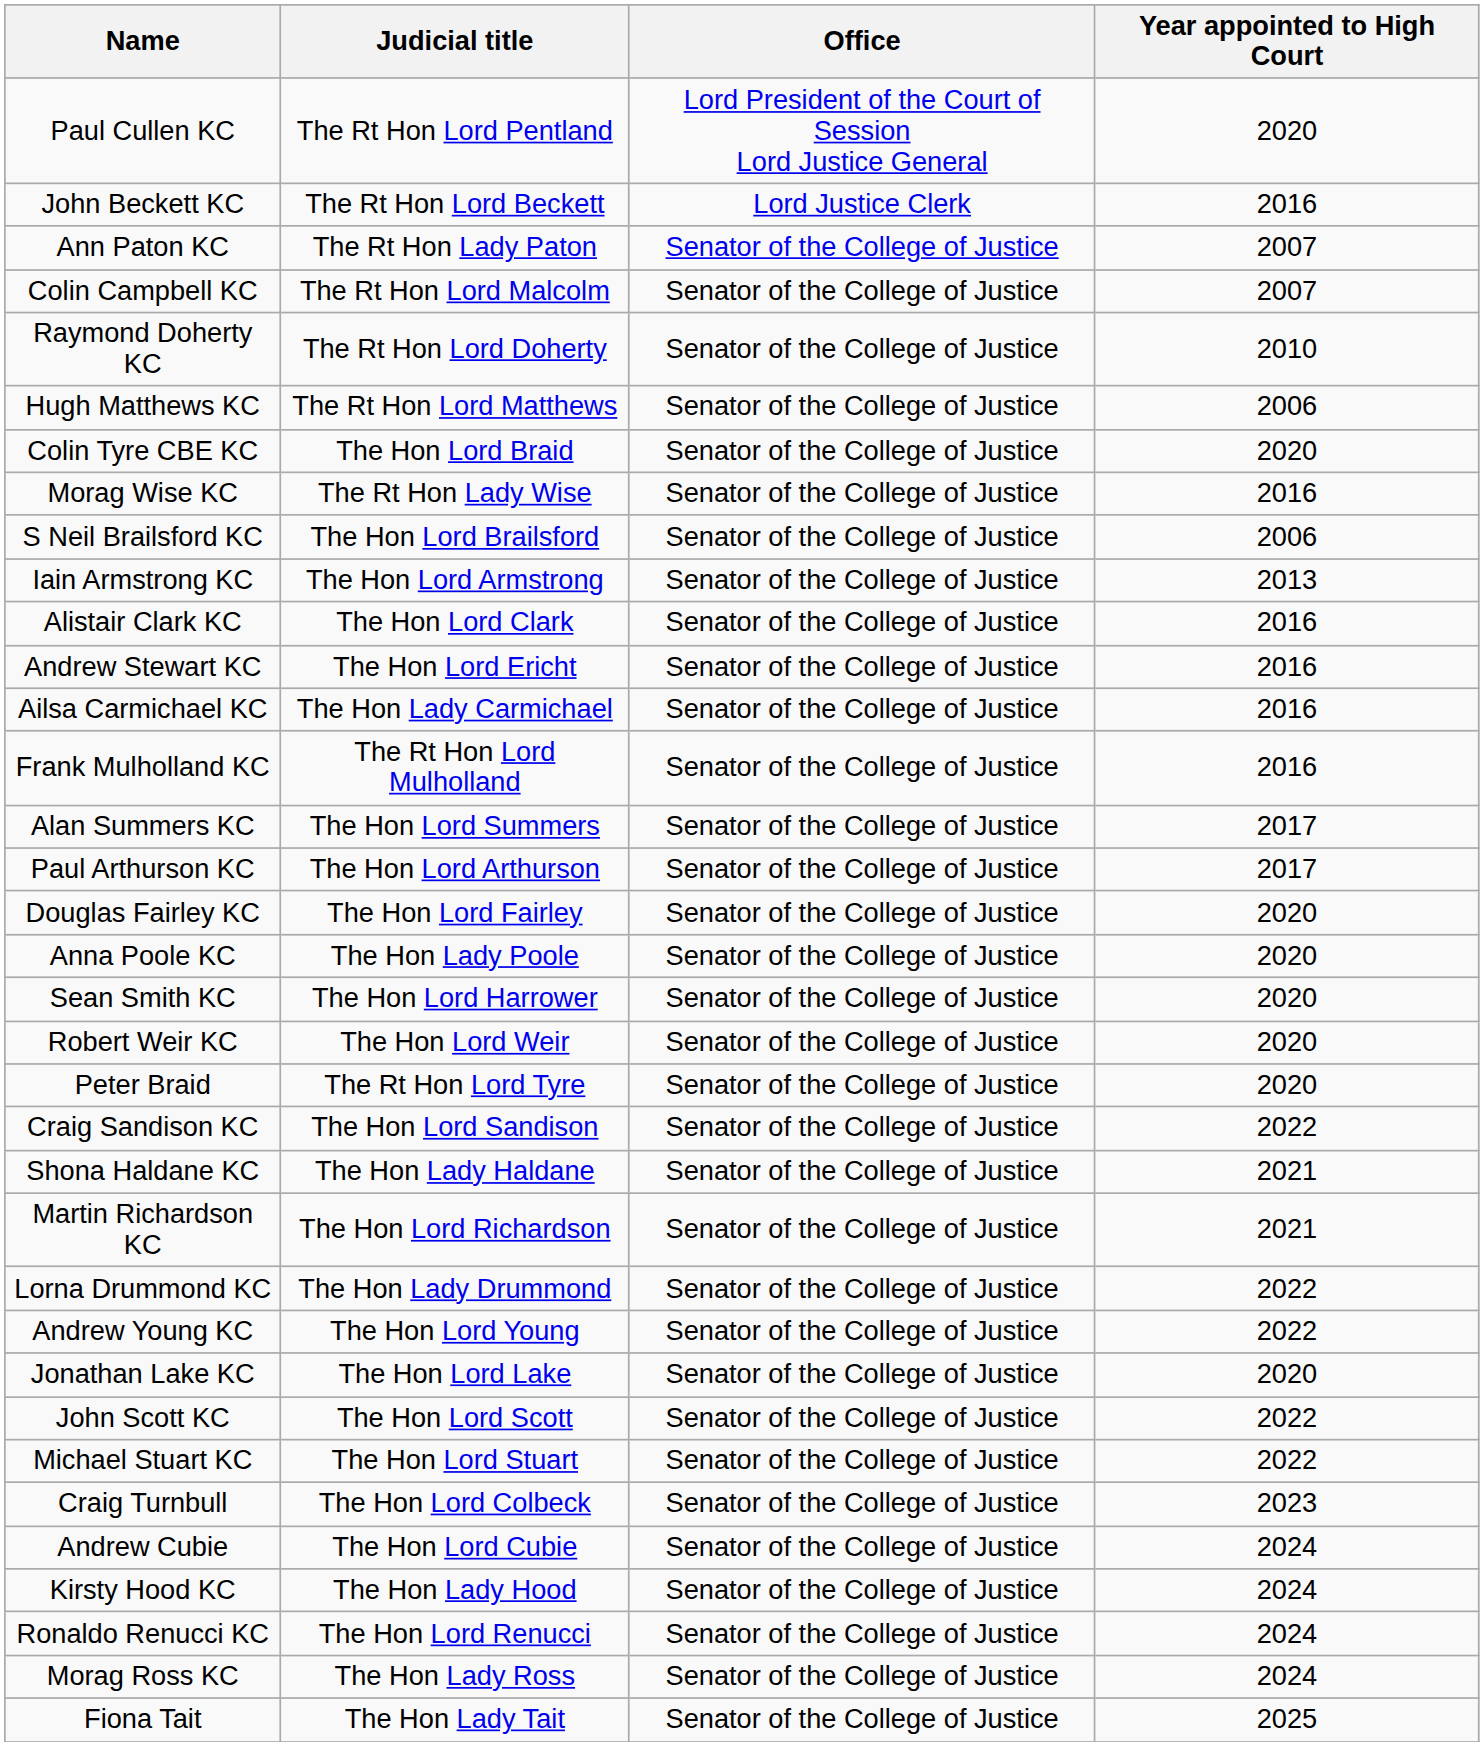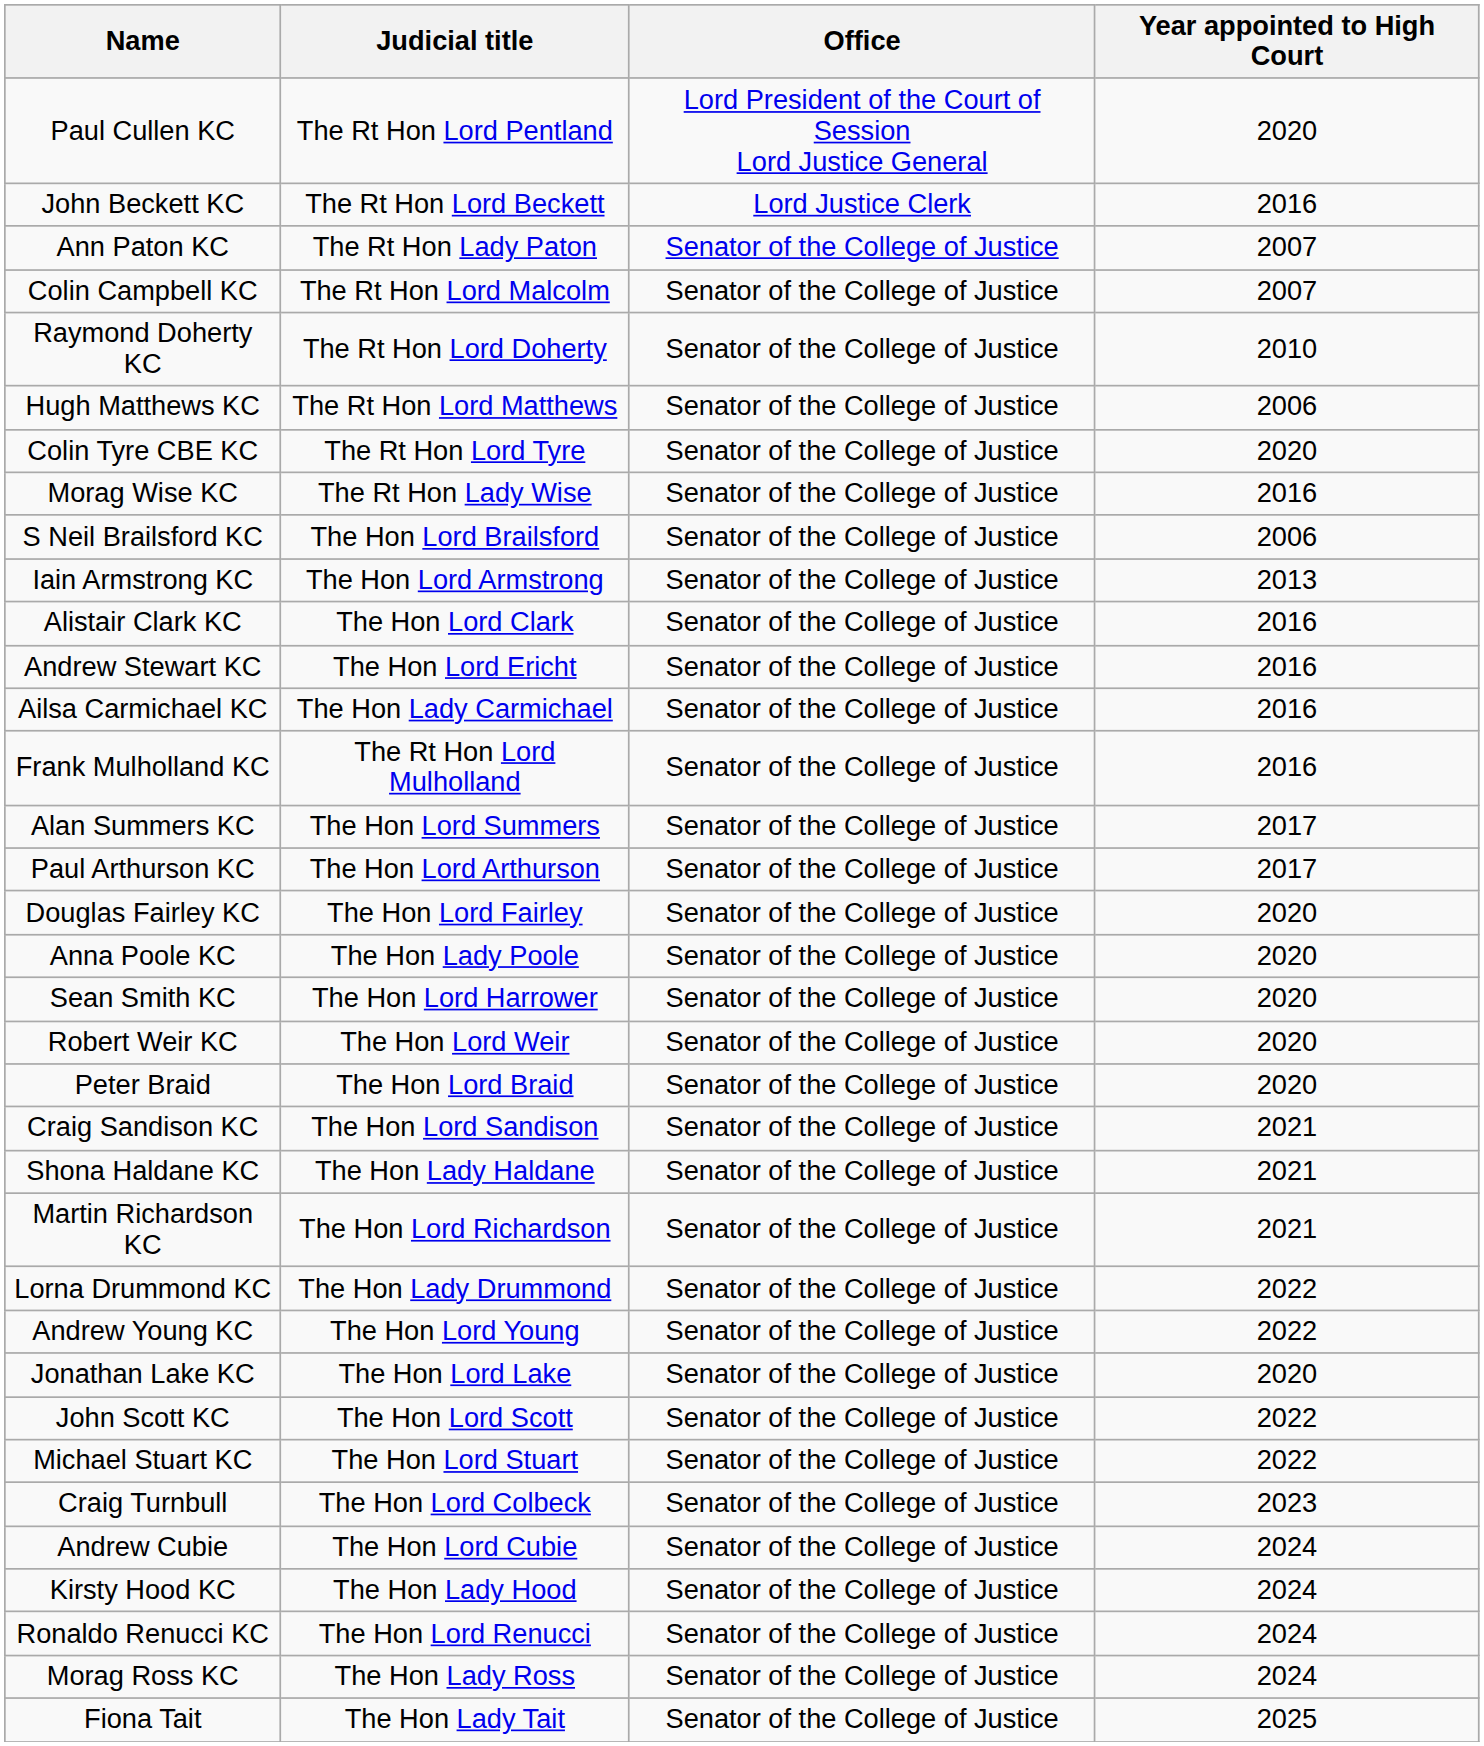(455, 450) The Hon Lord Braid -> (455, 450) The Rt Hon Lord Tyre
(455, 1084) The Rt Hon Lord Tyre -> (455, 1084) The Hon Lord Braid
(1287, 1128) 2022 -> (1287, 1128) 2021
